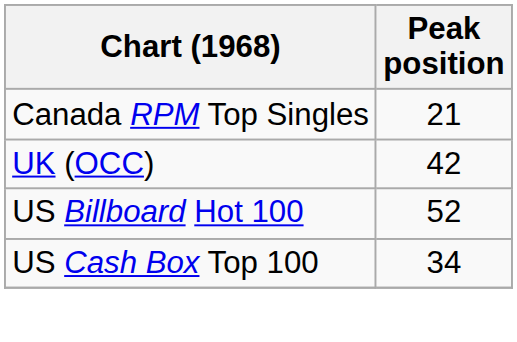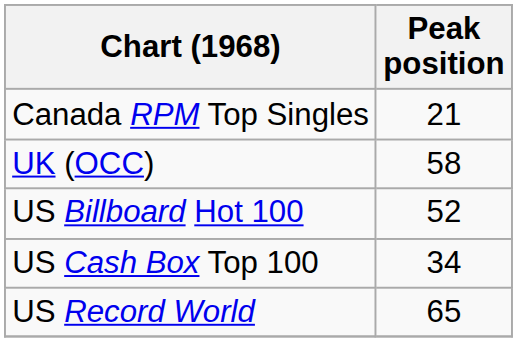(444, 163) 42 -> (444, 163) 58
+ row: (134, 311)
